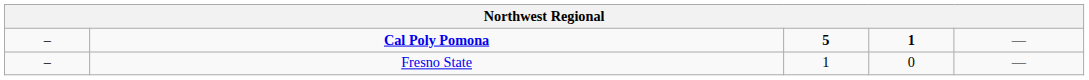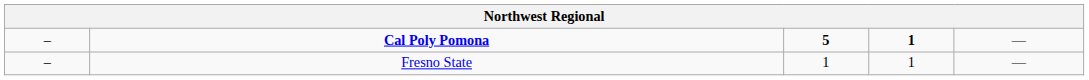(911, 63) 0 -> (911, 63) 1
